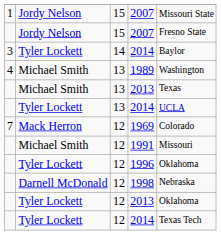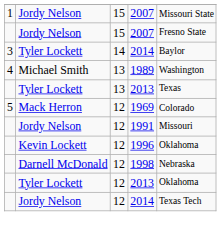(53, 88) Michael Smith -> (50, 88) Tyler Lockett
- row: (119, 107)
(10, 126) 7 -> (10, 107) 5
(53, 145) Michael Smith -> (50, 126) Jordy Nelson
(50, 164) Tyler Lockett -> (53, 145) Kevin Lockett
(50, 220) Tyler Lockett -> (50, 201) Jordy Nelson
